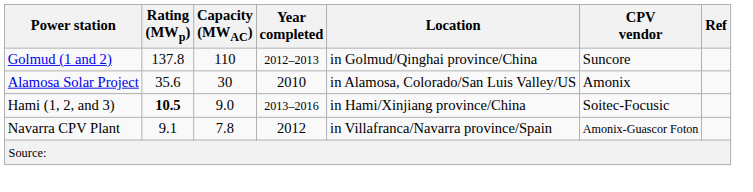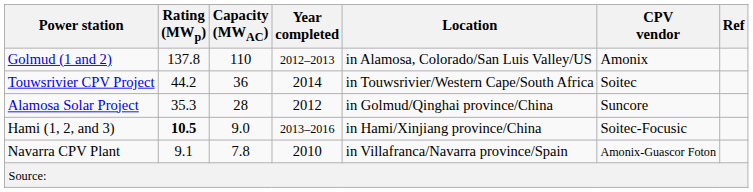(434, 59) in Golmud/Qinghai province/China -> (469, 59) in Alamosa, Colorado/San Luis Valley/US
(607, 59) Suncore -> (624, 59) Amonix
+ row: (81, 82)
(168, 82) 35.6 -> (184, 105) 35.3
(225, 82) 30 -> (241, 105) 28
(291, 82) 2010 -> (307, 105) 2012
(453, 82) in Alamosa, Colorado/San Luis Valley/US -> (449, 105) in Golmud/Qinghai province/China
(607, 82) Amonix -> (624, 105) Suncore
(291, 128) 2012 -> (307, 151) 2010
